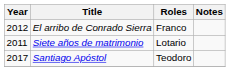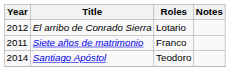(171, 27) Franco -> (171, 27) Lotario
(171, 43) Lotario -> (171, 43) Franco
(17, 58) 2017 -> (17, 58) 2014
